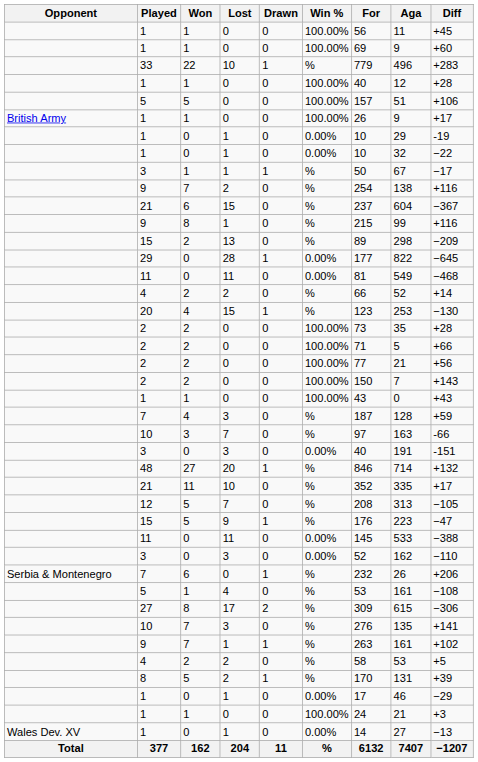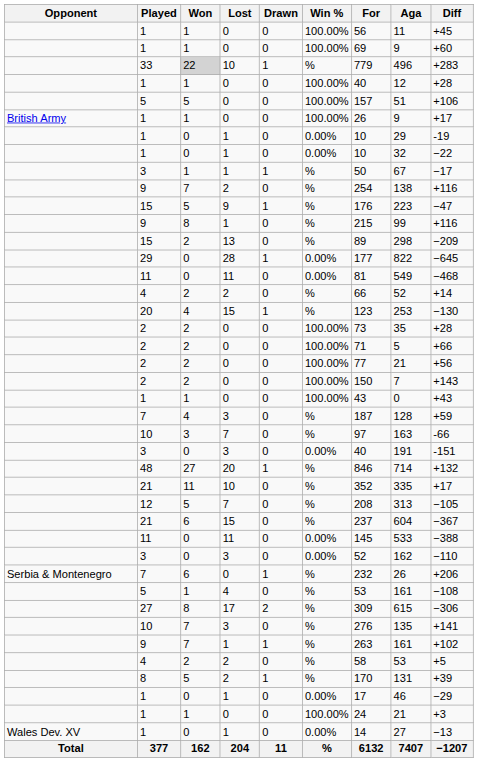(189, 66) no background -> (189, 66) lightgrey background
rows swapped: (146, 522) <-> (146, 206)
